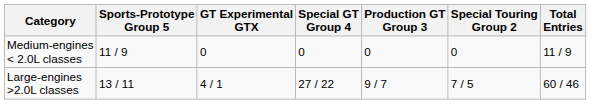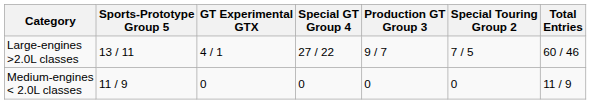rows swapped: (44, 84) <-> (50, 52)
